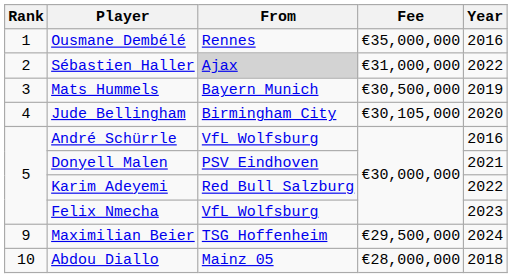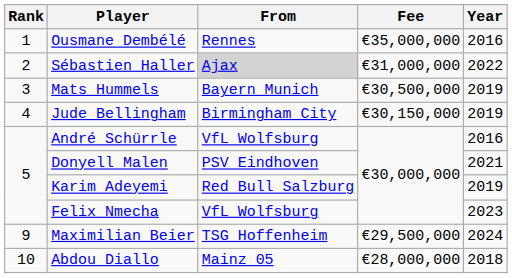(411, 114) €30,105,000 -> (411, 114) €30,150,000
(485, 114) 2020 -> (485, 114) 2019
(485, 187) 2022 -> (485, 187) 2019
